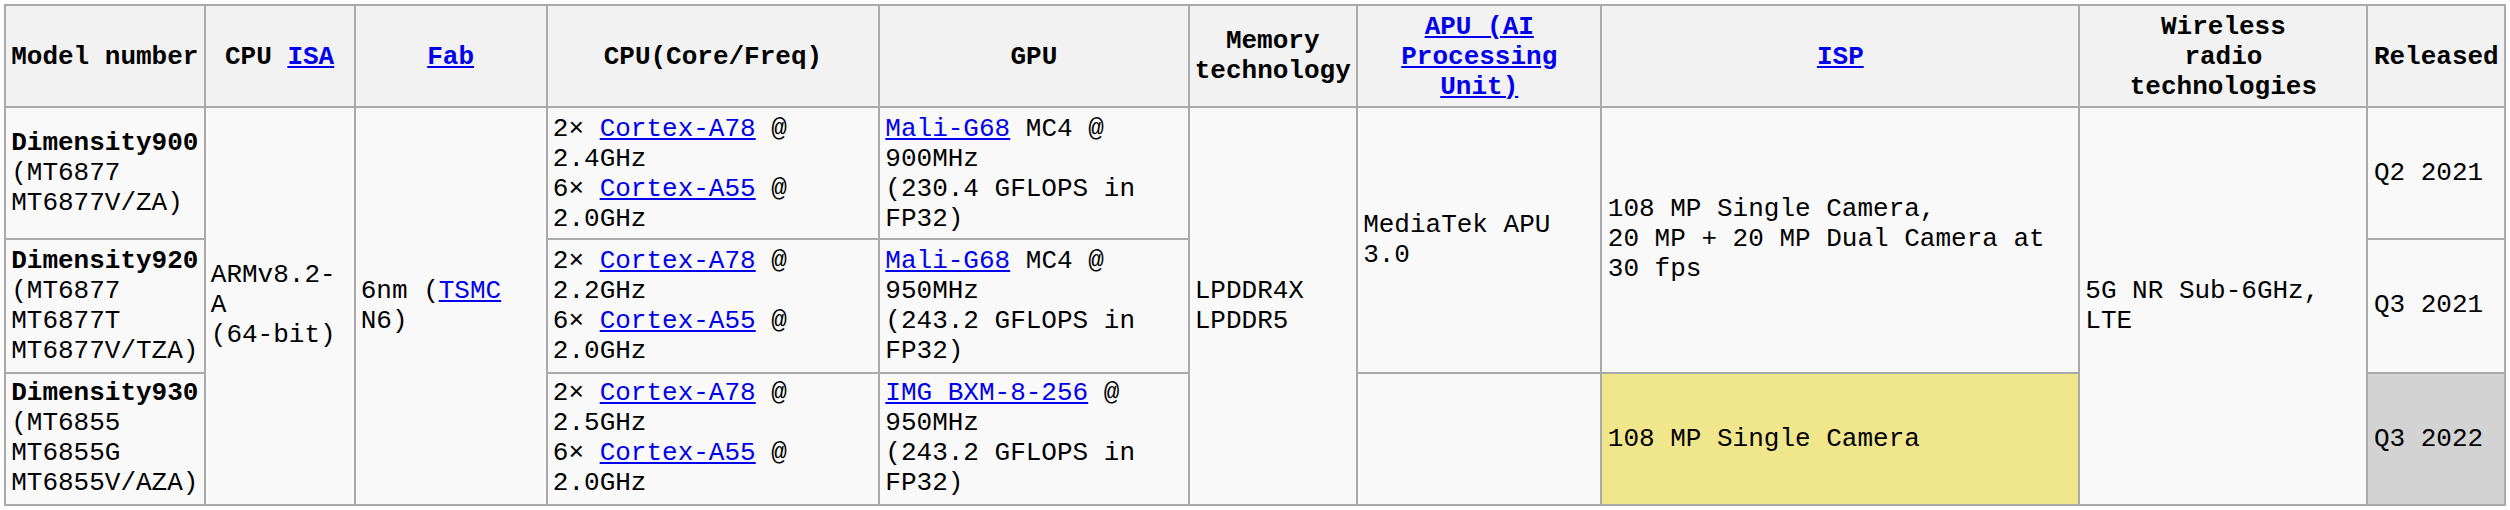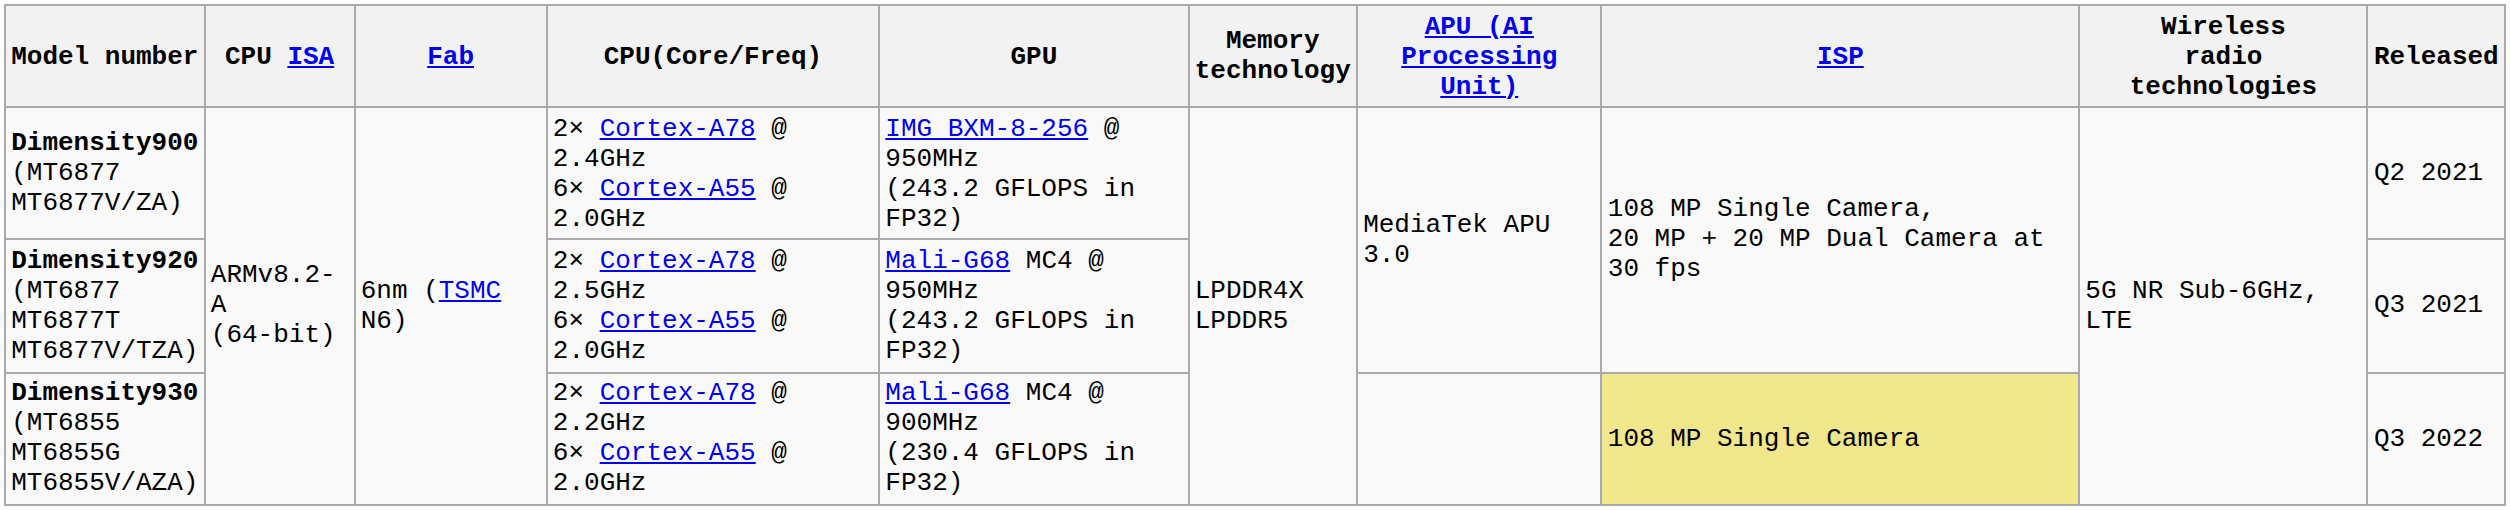(1010, 174) Mali-G68 MC4 @ 900MHz (230.4 GFLOPS in FP32) -> (1010, 174) IMG BXM-8-256 @ 950MHz (243.2 GFLOPS in FP32)
(670, 306) 2× Cortex-A78 @ 2.2GHz 6× Cortex-A55 @ 2.0GHz -> (670, 306) 2× Cortex-A78 @ 2.5GHz 6× Cortex-A55 @ 2.0GHz
(670, 438) 2× Cortex-A78 @ 2.5GHz 6× Cortex-A55 @ 2.0GHz -> (670, 438) 2× Cortex-A78 @ 2.2GHz 6× Cortex-A55 @ 2.0GHz
(1010, 438) IMG BXM-8-256 @ 950MHz (243.2 GFLOPS in FP32) -> (1010, 438) Mali-G68 MC4 @ 900MHz (230.4 GFLOPS in FP32)
(2428, 438) lightgrey background -> (2428, 438) no background
